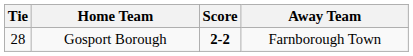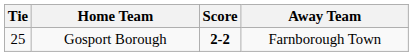(18, 39) 28 -> (18, 39) 25
